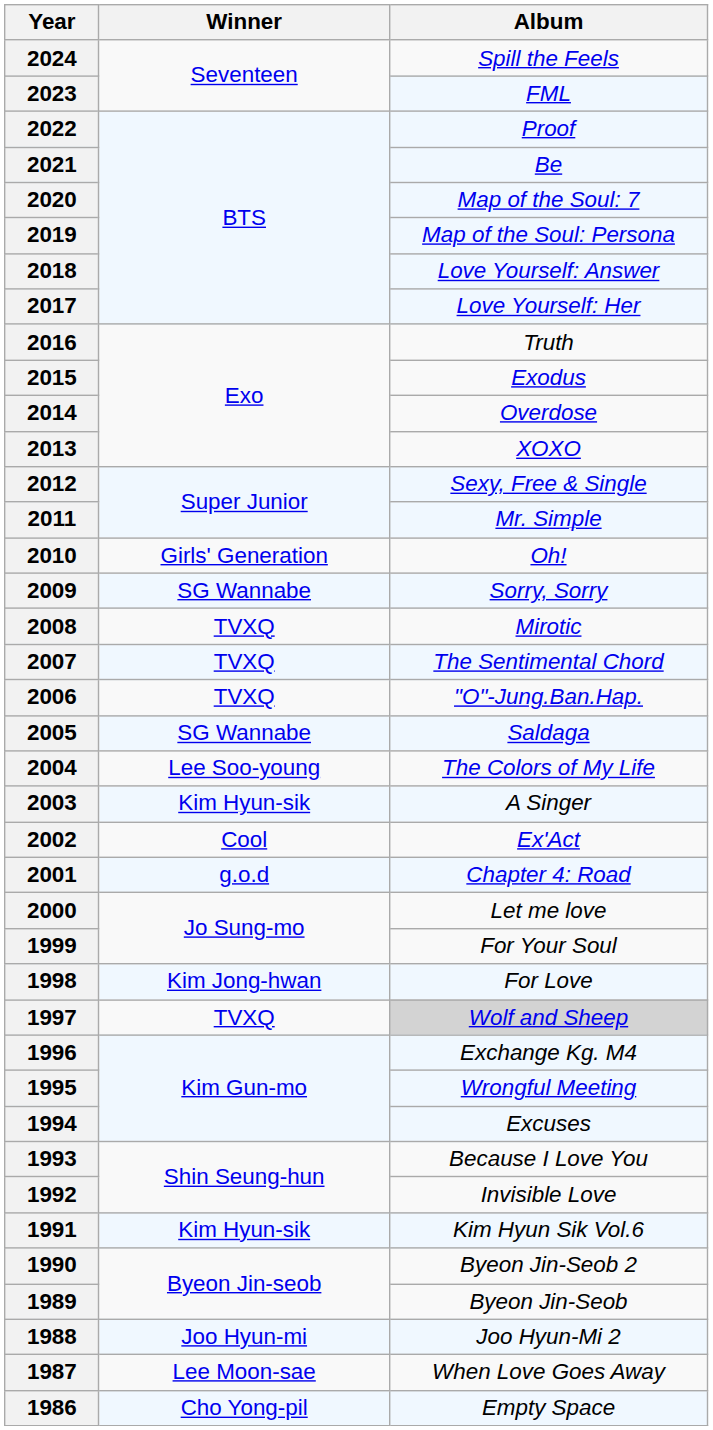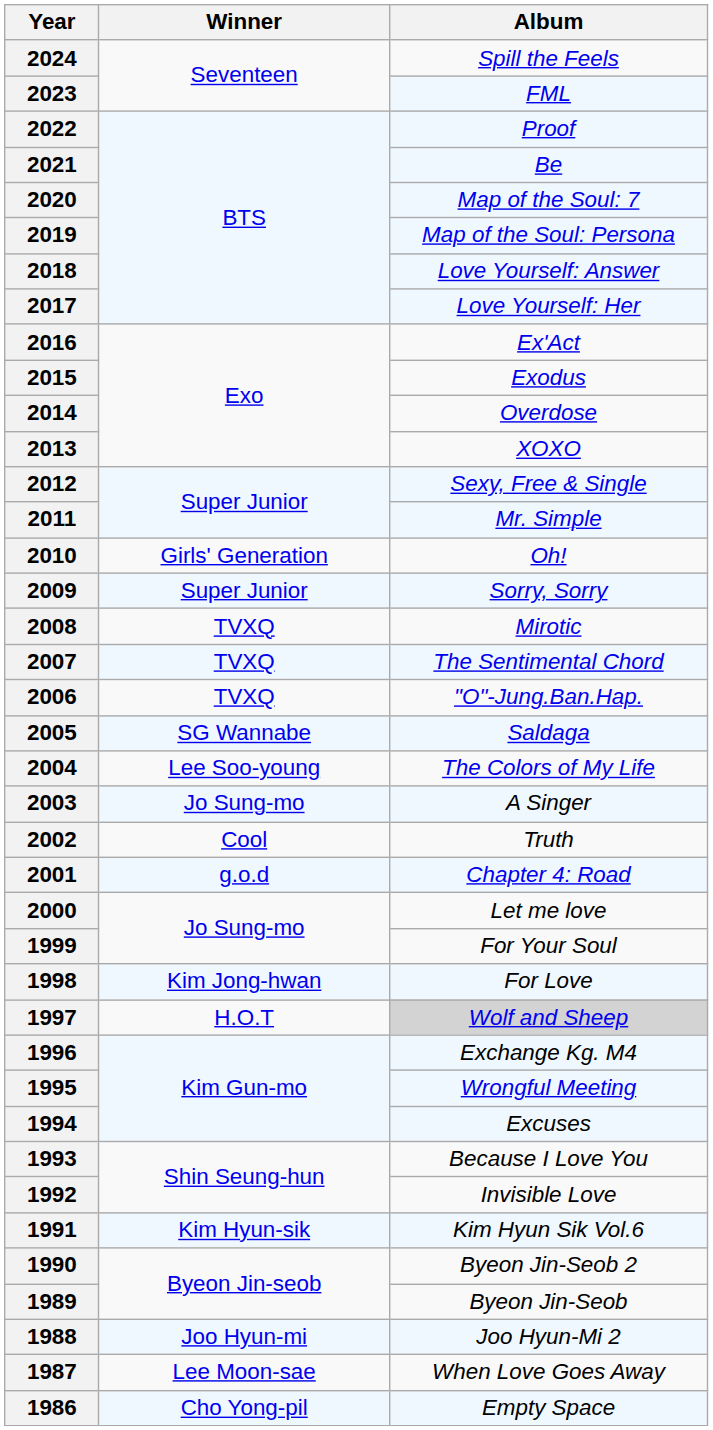(549, 341) Truth -> (549, 341) Ex'Act
(244, 590) SG Wannabe -> (244, 590) Super Junior
(244, 803) Kim Hyun-sik -> (244, 803) Jo Sung-mo
(549, 839) Ex'Act -> (549, 839) Truth
(244, 1016) TVXQ -> (244, 1016) H.O.T
